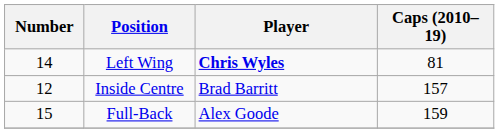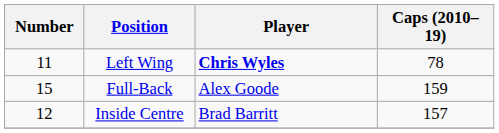(44, 62) 14 -> (44, 62) 11
(435, 62) 81 -> (435, 62) 78
rows swapped: (140, 88) <-> (140, 114)
